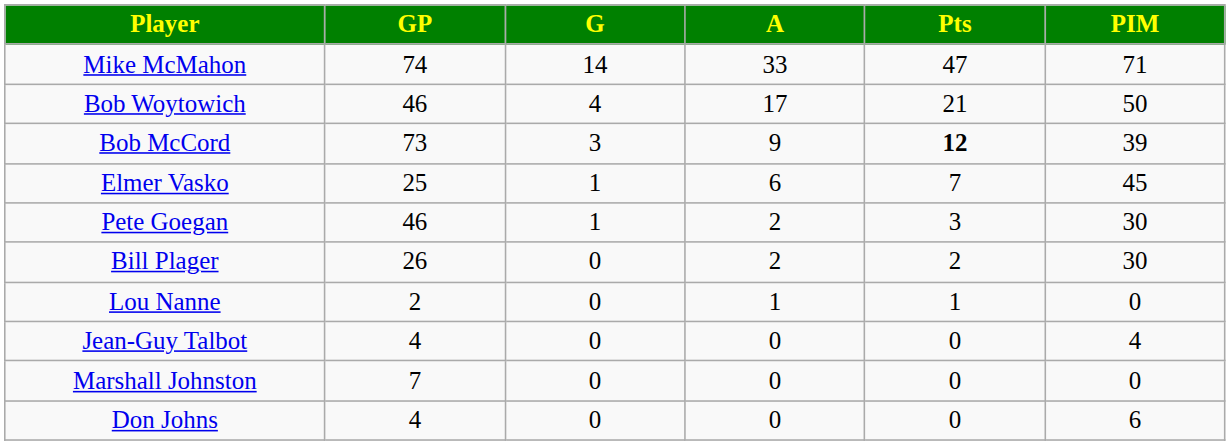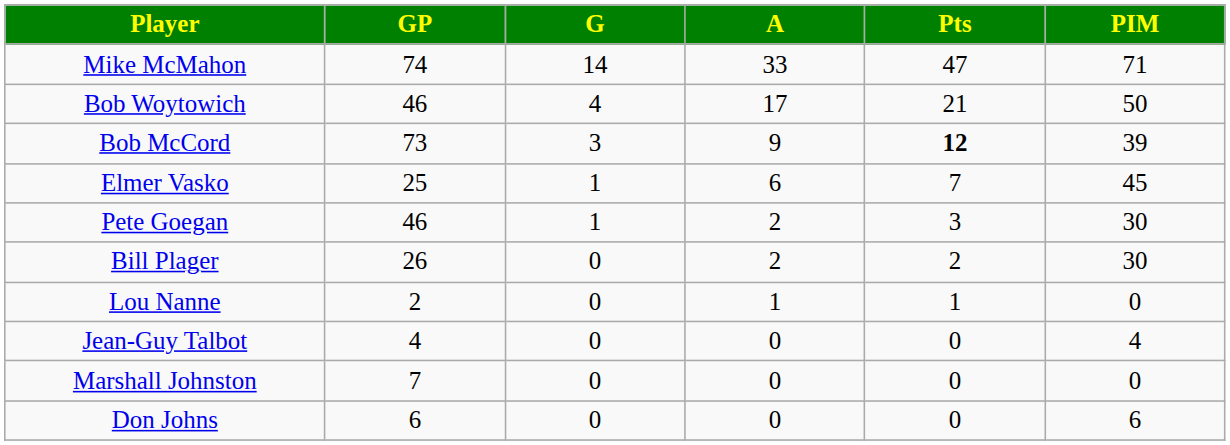(415, 420) 4 -> (415, 420) 6
